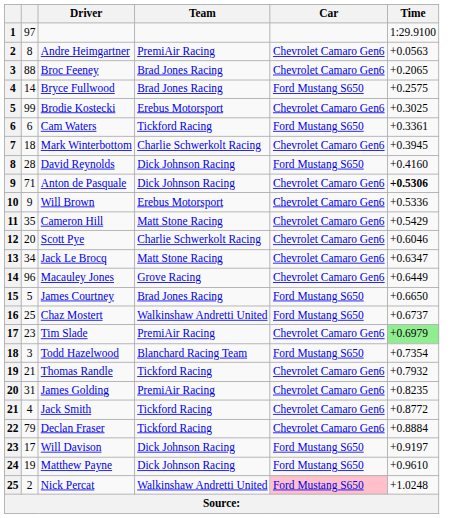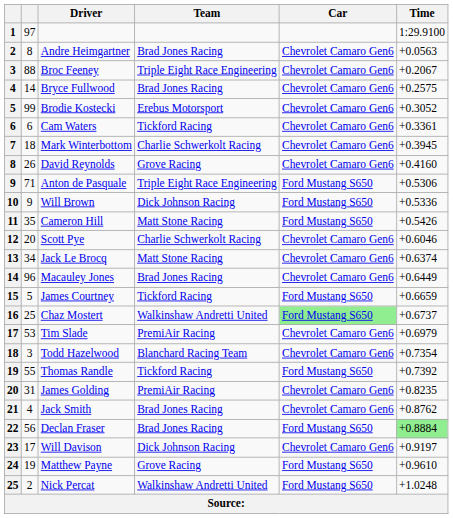(176, 51) PremiAir Racing -> (180, 51) Brad Jones Racing
(180, 70) Brad Jones Racing -> (207, 70) Triple Eight Race Engineering
(409, 70) +0.2065 -> (418, 70) +0.2067
(318, 88) Ford Mustang S650 -> (338, 88) Chevrolet Camaro Gen6
(409, 107) +0.3025 -> (418, 107) +0.3052
(318, 126) Ford Mustang S650 -> (338, 126) Chevrolet Camaro Gen6
(30, 164) 28 -> (30, 164) 26
(186, 164) Dick Johnson Racing -> (169, 164) Grove Racing
(318, 164) Ford Mustang S650 -> (338, 164) Chevrolet Camaro Gen6
(186, 183) Dick Johnson Racing -> (207, 183) Triple Eight Race Engineering
(329, 183) Chevrolet Camaro Gen6 -> (327, 183) Ford Mustang S650
(409, 183) bold -> (418, 183) normal
(180, 201) Erebus Motorsport -> (186, 201) Dick Johnson Racing
(329, 201) Chevrolet Camaro Gen6 -> (327, 201) Ford Mustang S650
(329, 220) Chevrolet Camaro Gen6 -> (327, 220) Ford Mustang S650
(409, 220) +0.5429 -> (418, 220) +0.5426
(409, 258) +0.6347 -> (418, 258) +0.6374
(169, 277) Grove Racing -> (180, 277) Brad Jones Racing
(180, 296) Brad Jones Racing -> (175, 296) Tickford Racing
(409, 296) +0.6650 -> (418, 296) +0.6659
(318, 315) no background -> (327, 315) lightgreen background
(30, 333) 23 -> (30, 333) 53
(409, 333) lightgreen background -> (418, 333) no background
(318, 352) Ford Mustang S650 -> (338, 352) Chevrolet Camaro Gen6
(30, 371) 21 -> (30, 371) 55
(329, 371) Chevrolet Camaro Gen6 -> (327, 371) Ford Mustang S650
(409, 371) +0.7932 -> (418, 371) +0.7392
(175, 409) Tickford Racing -> (180, 409) Brad Jones Racing
(409, 409) +0.8772 -> (418, 409) +0.8762
(30, 428) 79 -> (30, 428) 56
(175, 428) Tickford Racing -> (180, 428) Brad Jones Racing
(329, 428) Chevrolet Camaro Gen6 -> (327, 428) Ford Mustang S650
(409, 428) no background -> (418, 428) lightgreen background
(318, 447) Ford Mustang S650 -> (338, 447) Chevrolet Camaro Gen6
(186, 465) Dick Johnson Racing -> (169, 465) Grove Racing
(318, 484) pink background -> (327, 484) no background
